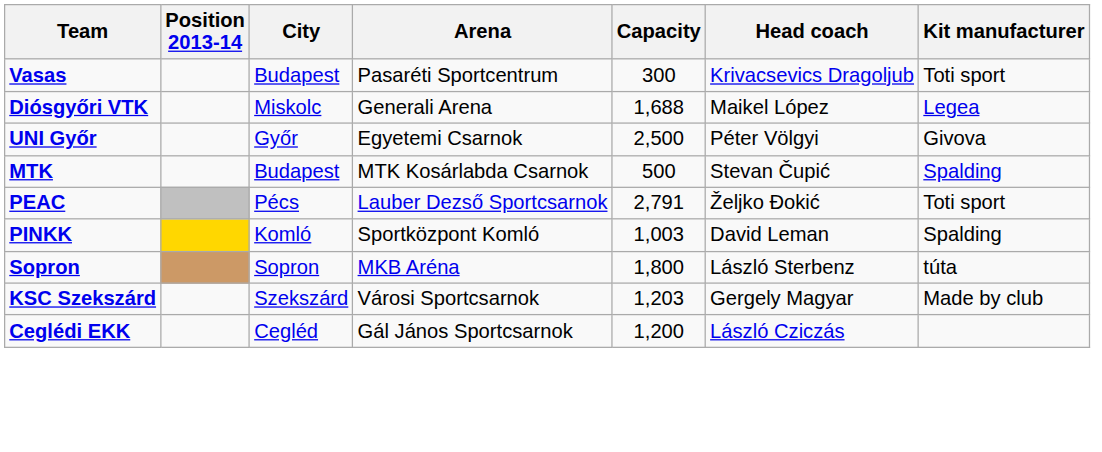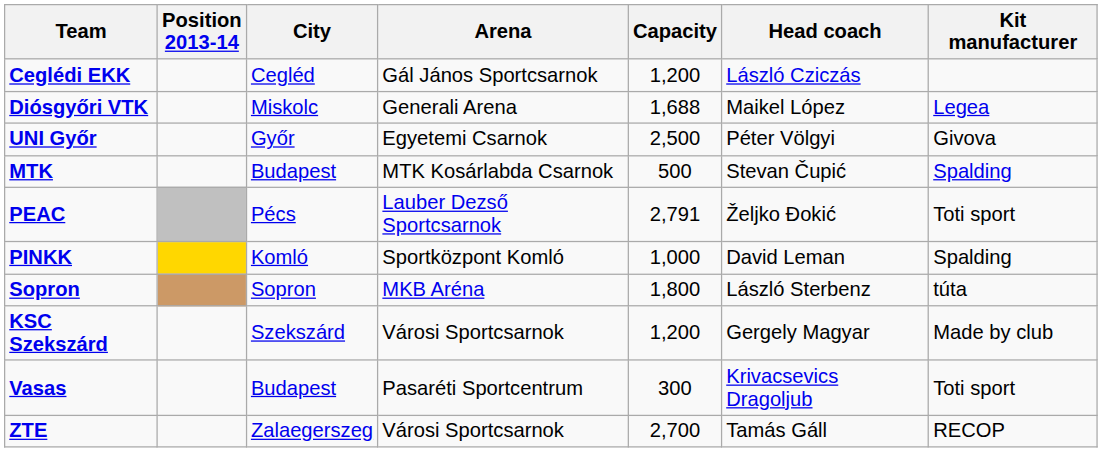rows swapped: (70, 330) <-> (38, 75)
(659, 235) 1,003 -> (675, 257) 1,000
(659, 298) 1,203 -> (675, 332) 1,200
+ row: (28, 430)
